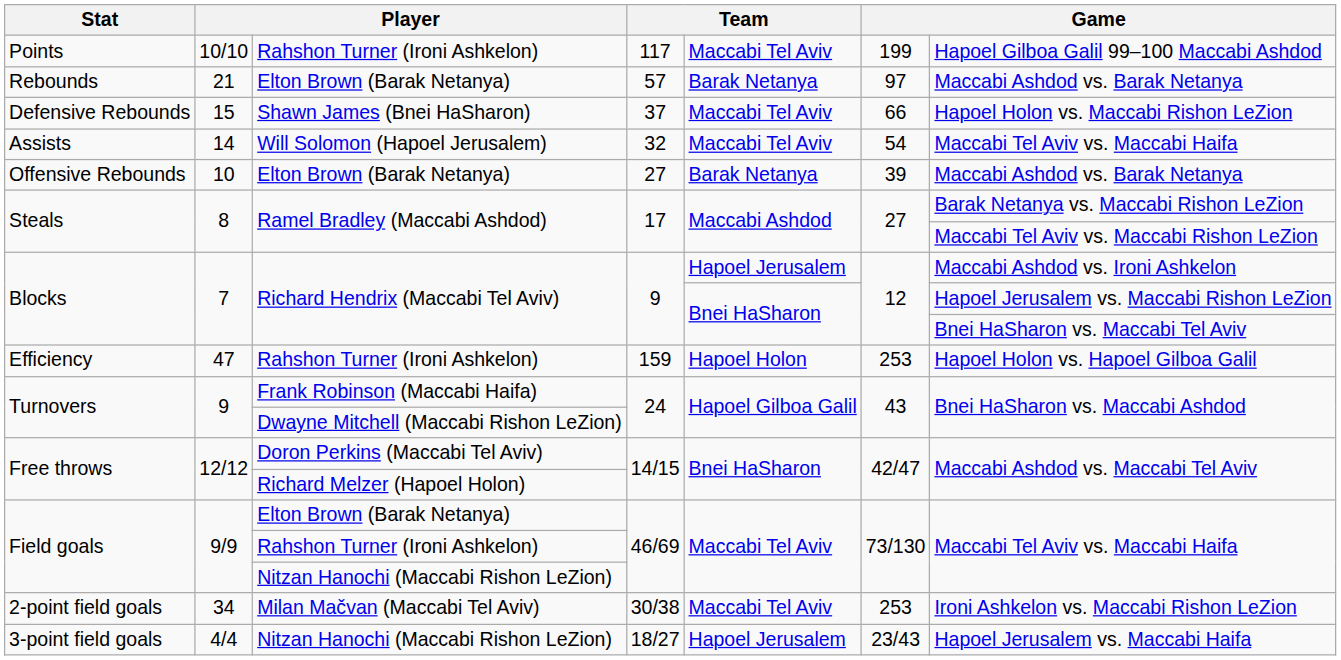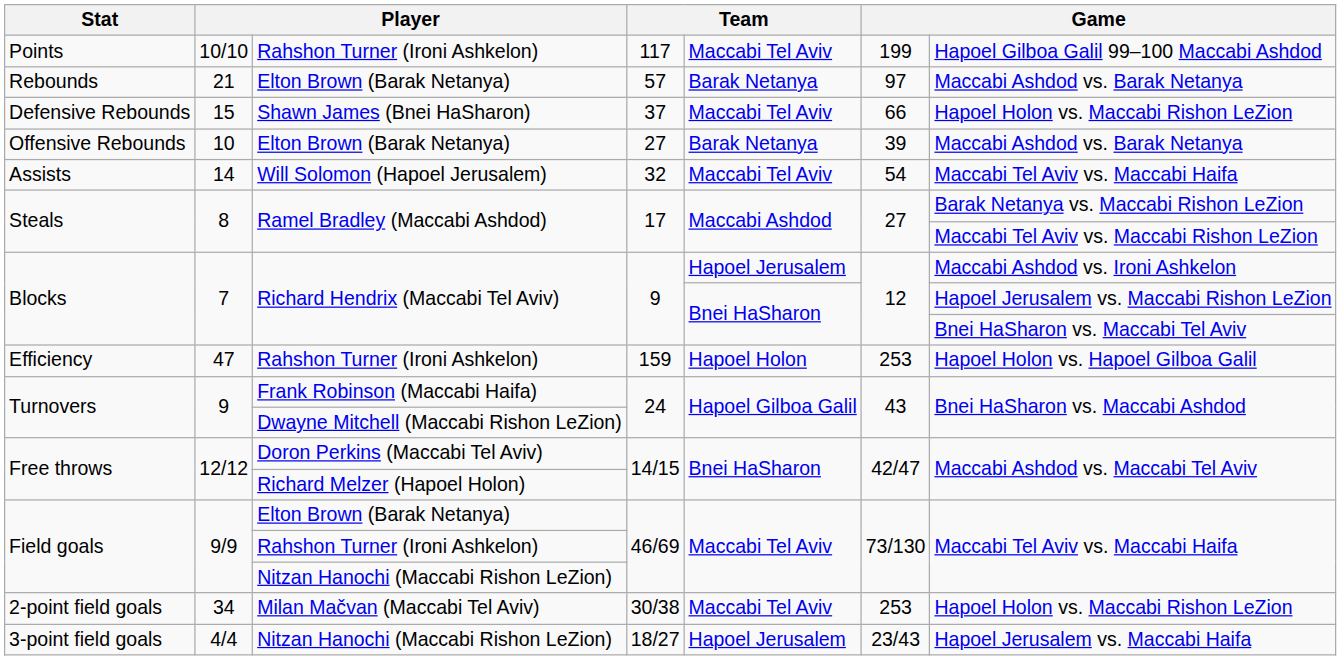rows swapped: (97, 174) <-> (40, 143)
(1116, 608) Ironi Ashkelon vs. Maccabi Rishon LeZion -> (1113, 608) Hapoel Holon vs. Maccabi Rishon LeZion
